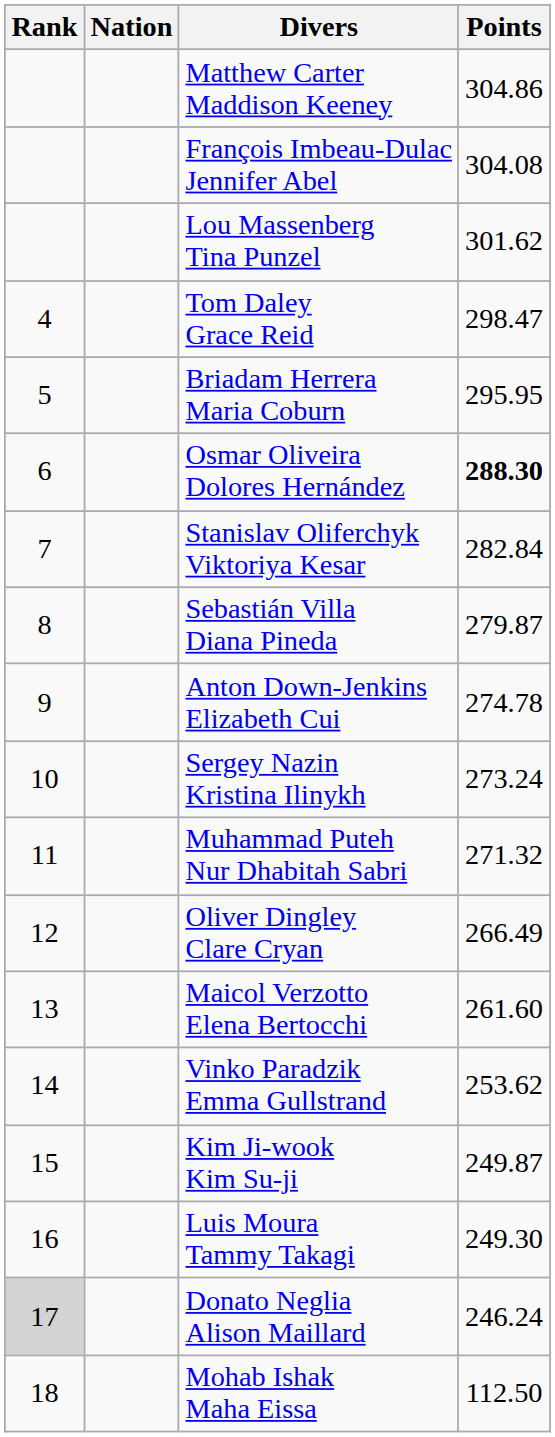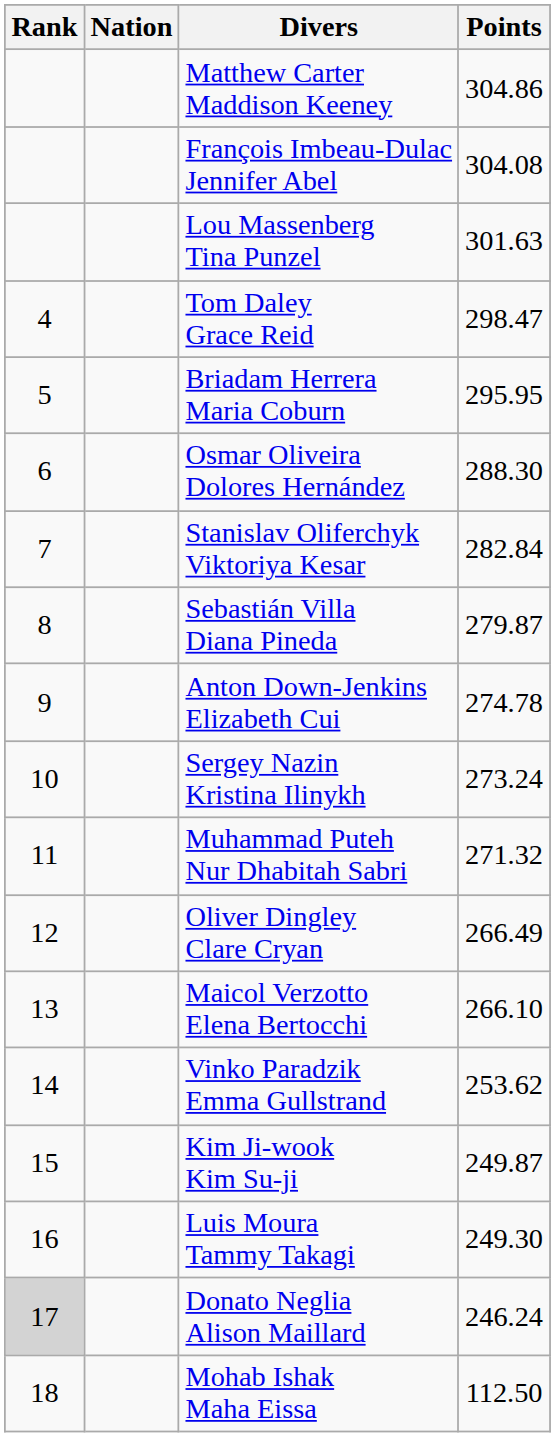(504, 241) 301.62 -> (504, 241) 301.63
(504, 471) bold -> (504, 471) normal
(504, 1009) 261.60 -> (504, 1009) 266.10
